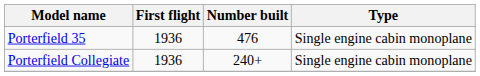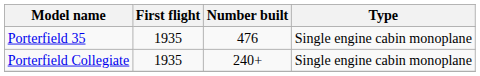(168, 37) 1936 -> (168, 37) 1935
(168, 60) 1936 -> (168, 60) 1935
